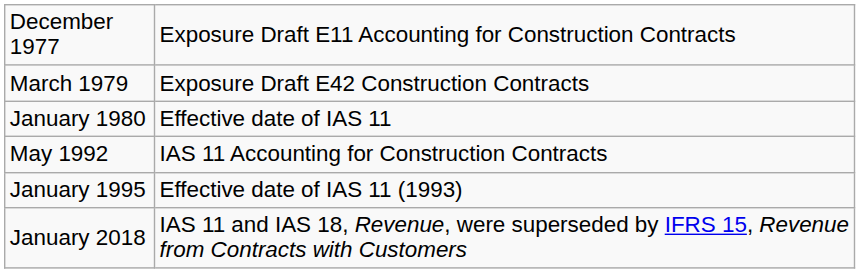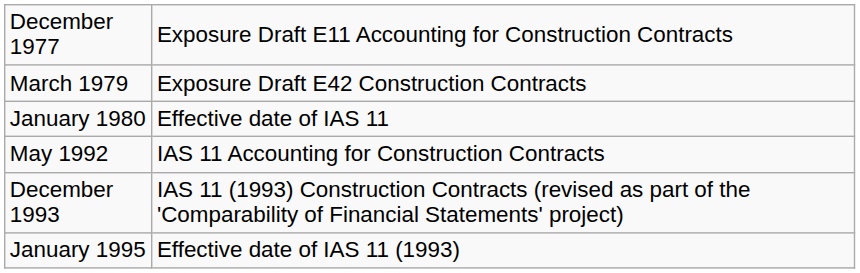+ row: (62, 202)
- row: (78, 237)
